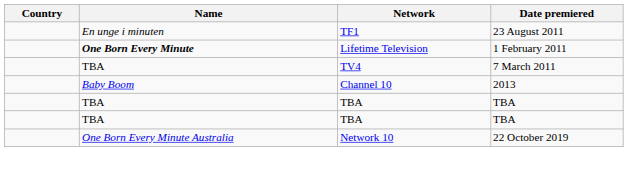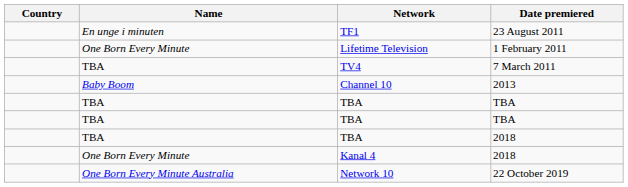(138, 48) bold -> (136, 48) normal
+ row: (351, 137)
+ row: (358, 155)
